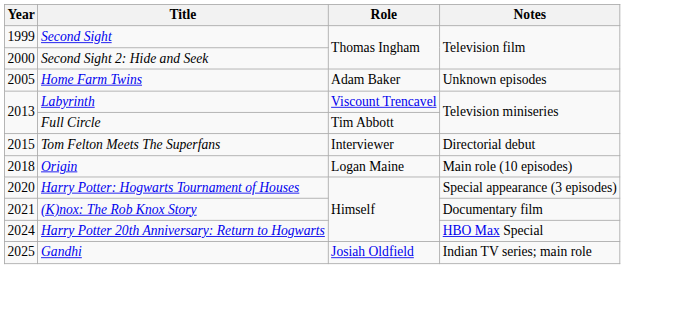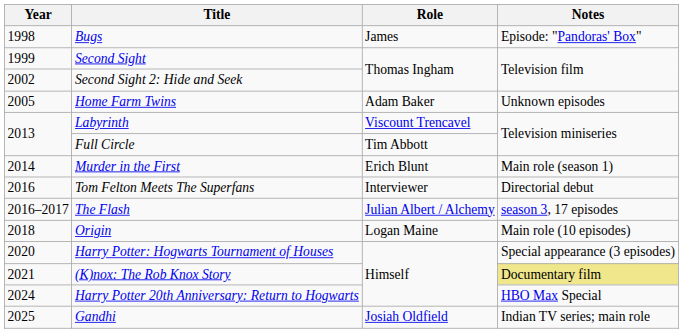+ row: (89, 36)
(21, 58) 2000 -> (21, 79) 2002
+ row: (127, 166)
(21, 144) 2015 -> (21, 187) 2016
+ row: (102, 209)
(493, 209) no background -> (551, 274) khaki background
